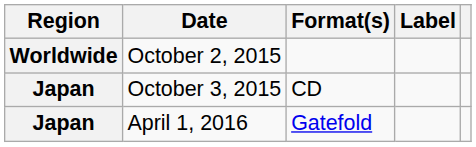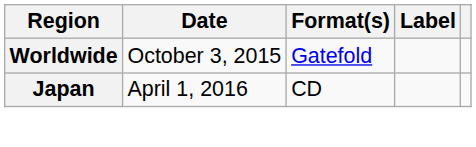- row: (204, 55)
(64, 89) Japan -> (64, 55) Worldwide
(307, 89) CD -> (332, 55) Gatefold
(332, 123) Gatefold -> (307, 89) CD
